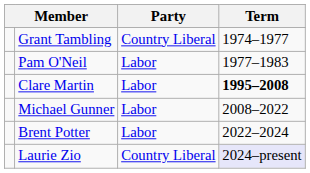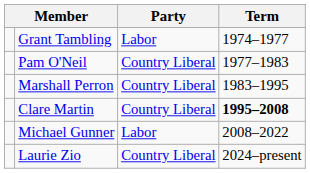(168, 39) Country Liberal -> (139, 39) Labor
(139, 62) Labor -> (168, 62) Country Liberal
+ row: (66, 86)
(139, 86) Labor -> (168, 109) Country Liberal
- row: (54, 132)
(262, 156) lavender background -> (262, 156) no background
